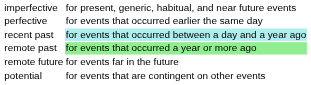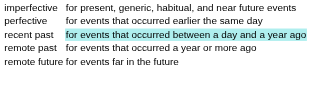(161, 48) lightgreen background -> (161, 48) no background
- row: (23, 75)
